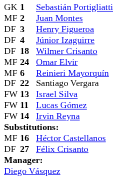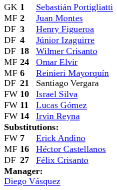(25, 83) 22 -> (25, 83) 21
(25, 94) 13 -> (25, 94) 10
+ row: (61, 138)
